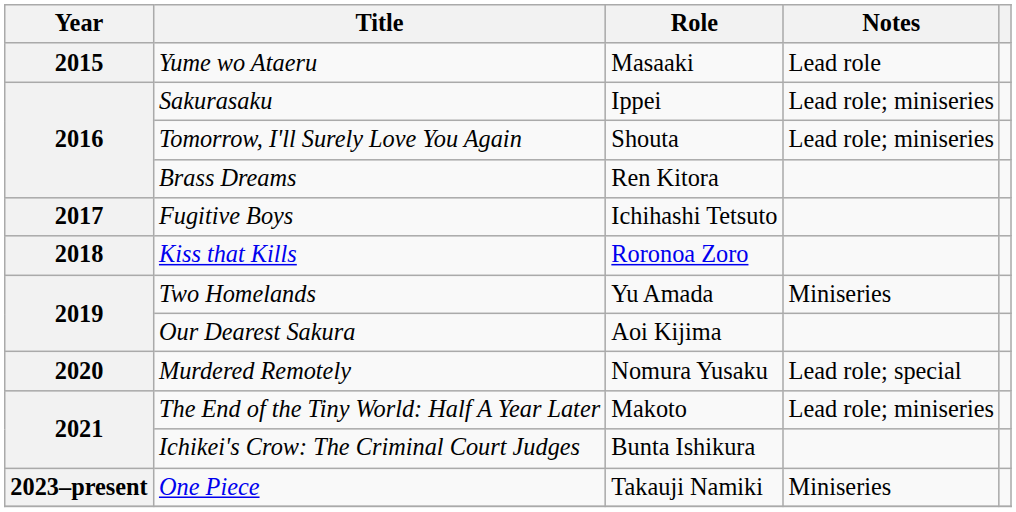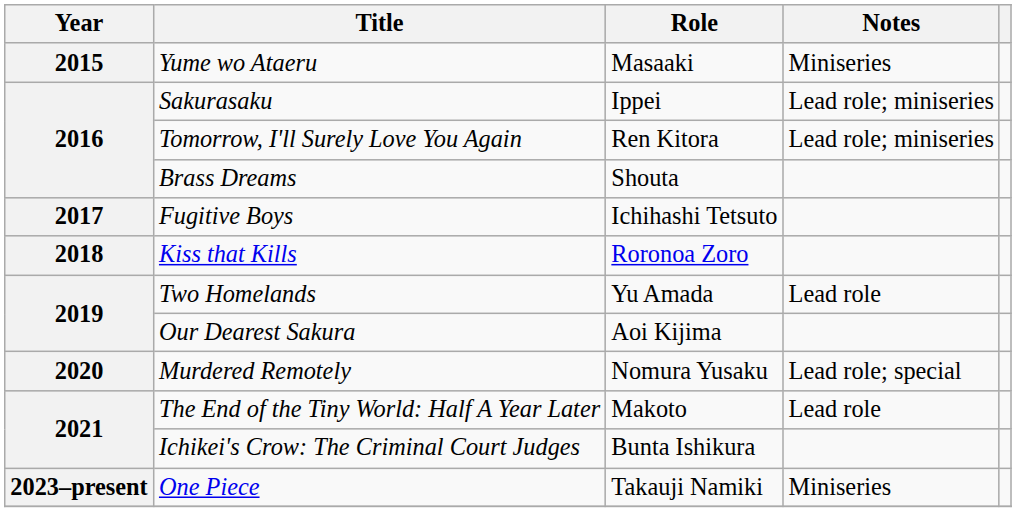(835, 62) Lead role -> (840, 62) Miniseries
(645, 139) Shouta -> (665, 139) Ren Kitora
(665, 178) Ren Kitora -> (645, 178) Shouta
(840, 293) Miniseries -> (835, 293) Lead role
(891, 409) Lead role; miniseries -> (835, 409) Lead role
